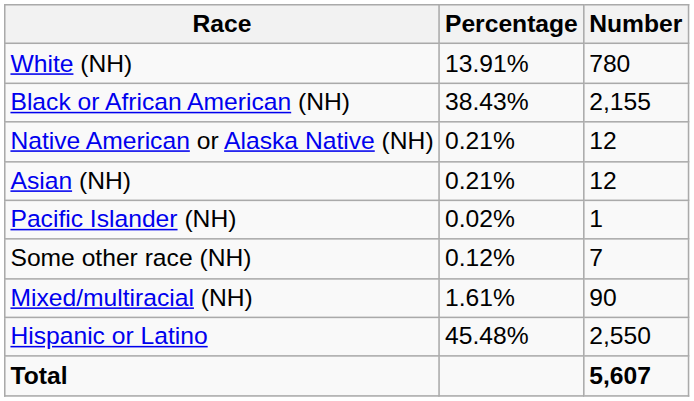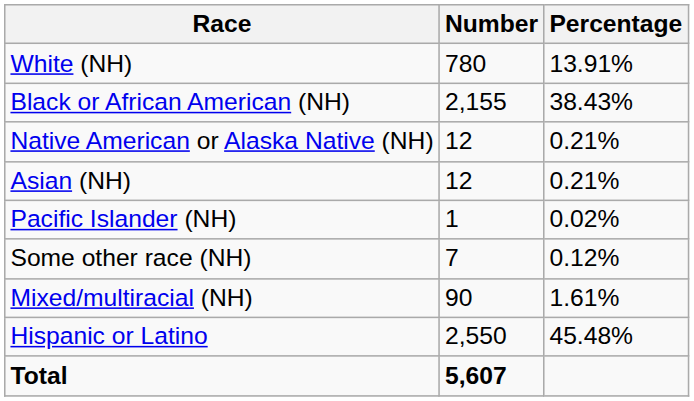columns swapped: (636, 24) <-> (511, 24)
